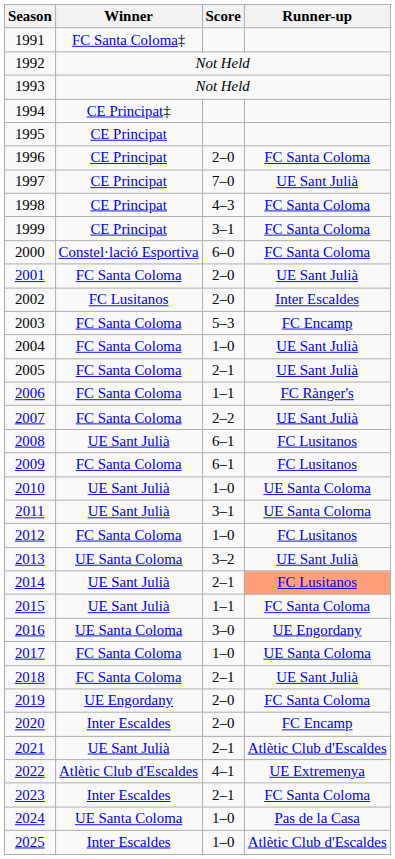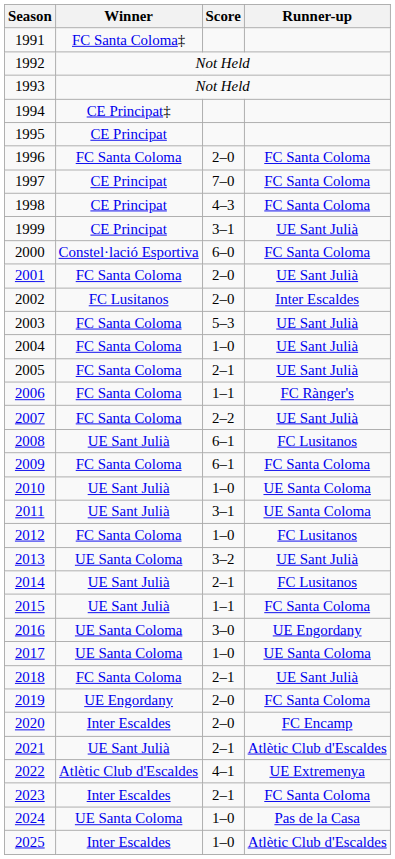(129, 157) CE Principat -> (129, 157) FC Santa Coloma
(317, 181) UE Sant Julià -> (317, 181) FC Santa Coloma
(317, 228) FC Santa Coloma -> (317, 228) UE Sant Julià
(317, 323) FC Encamp -> (317, 323) UE Sant Julià
(317, 464) FC Lusitanos -> (317, 464) FC Santa Coloma
(317, 582) lightsalmon background -> (317, 582) no background
(129, 653) FC Santa Coloma -> (129, 653) UE Santa Coloma
